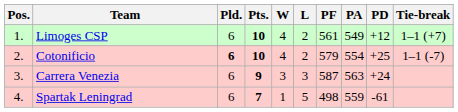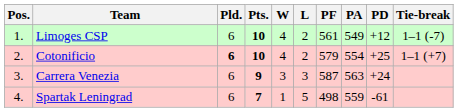(423, 35) 1–1 (+7) -> (423, 35) 1–1 (-7)
(423, 55) 1–1 (-7) -> (423, 55) 1–1 (+7)
